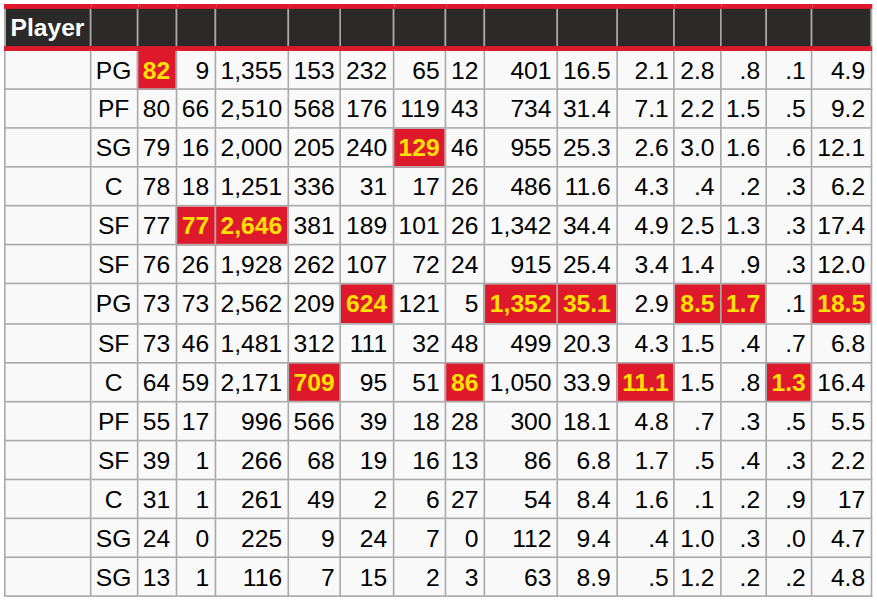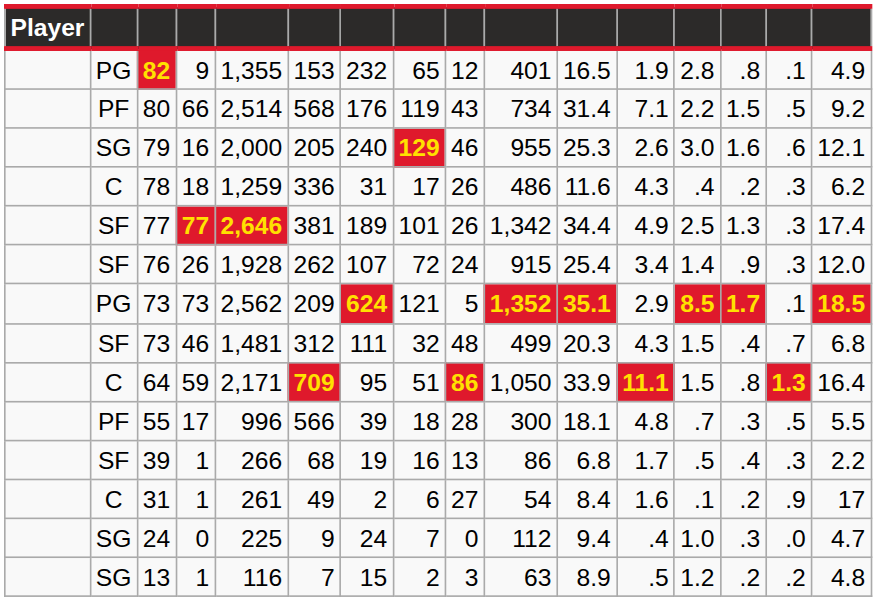(652, 70) 2.1 -> (652, 70) 1.9
(251, 109) 2,510 -> (251, 109) 2,514
(251, 187) 1,251 -> (251, 187) 1,259
